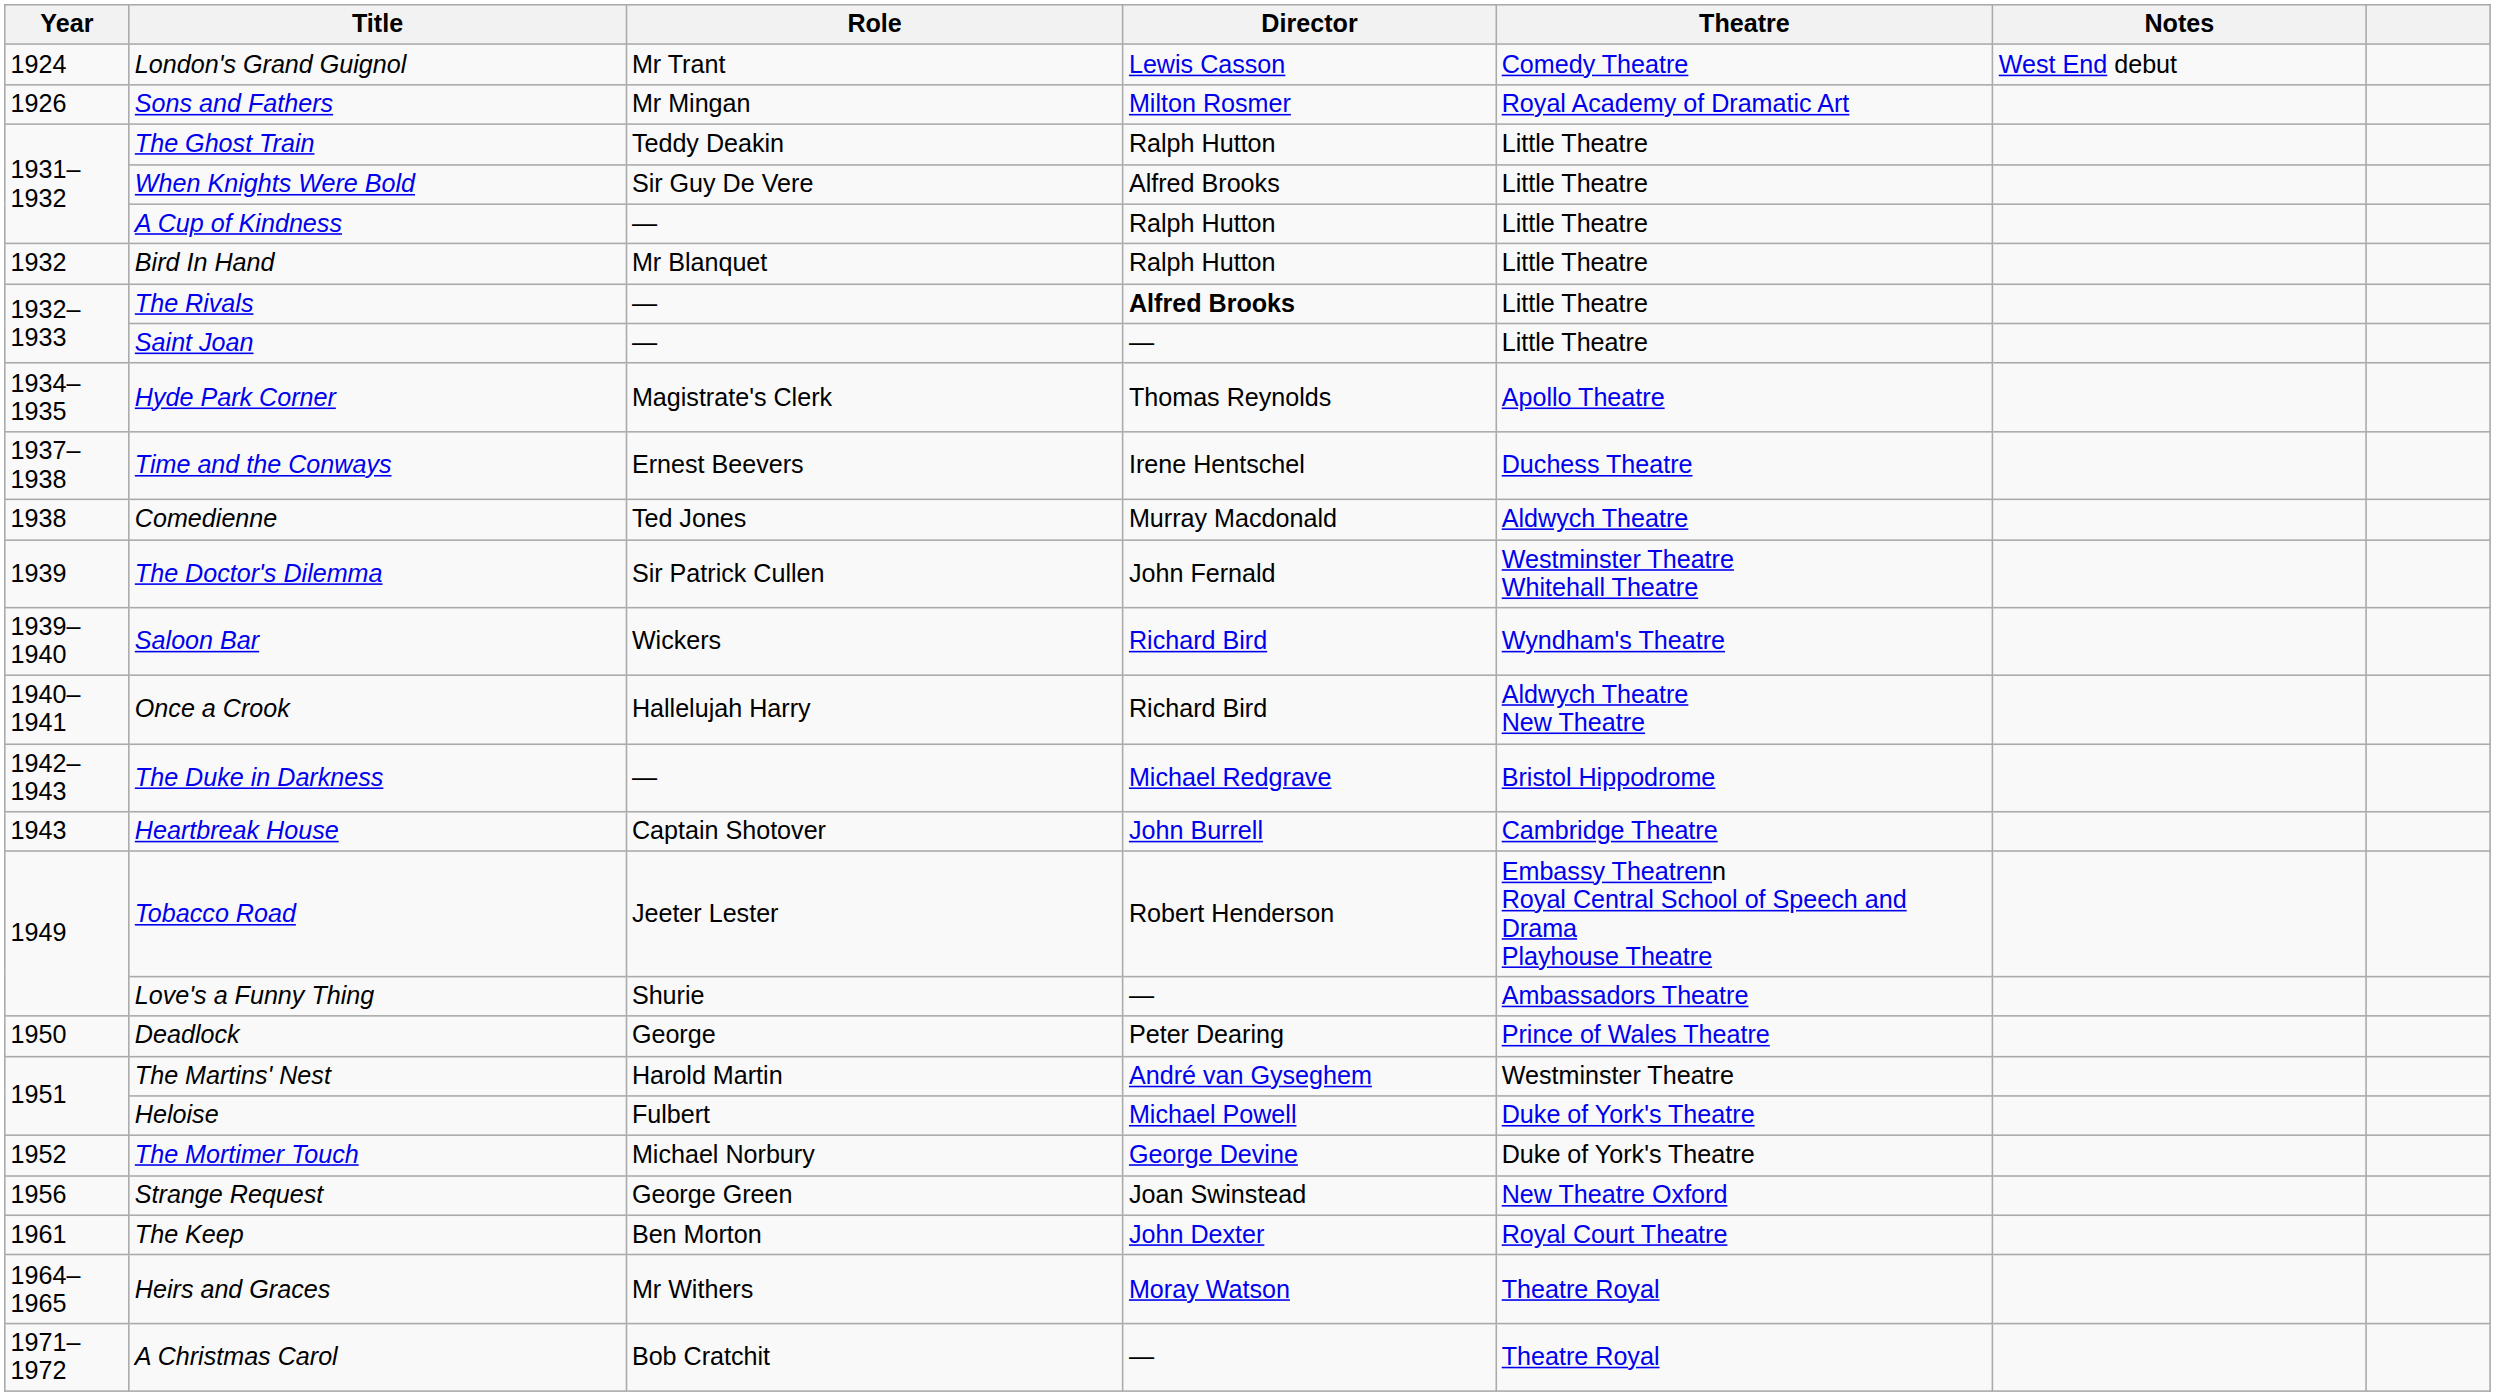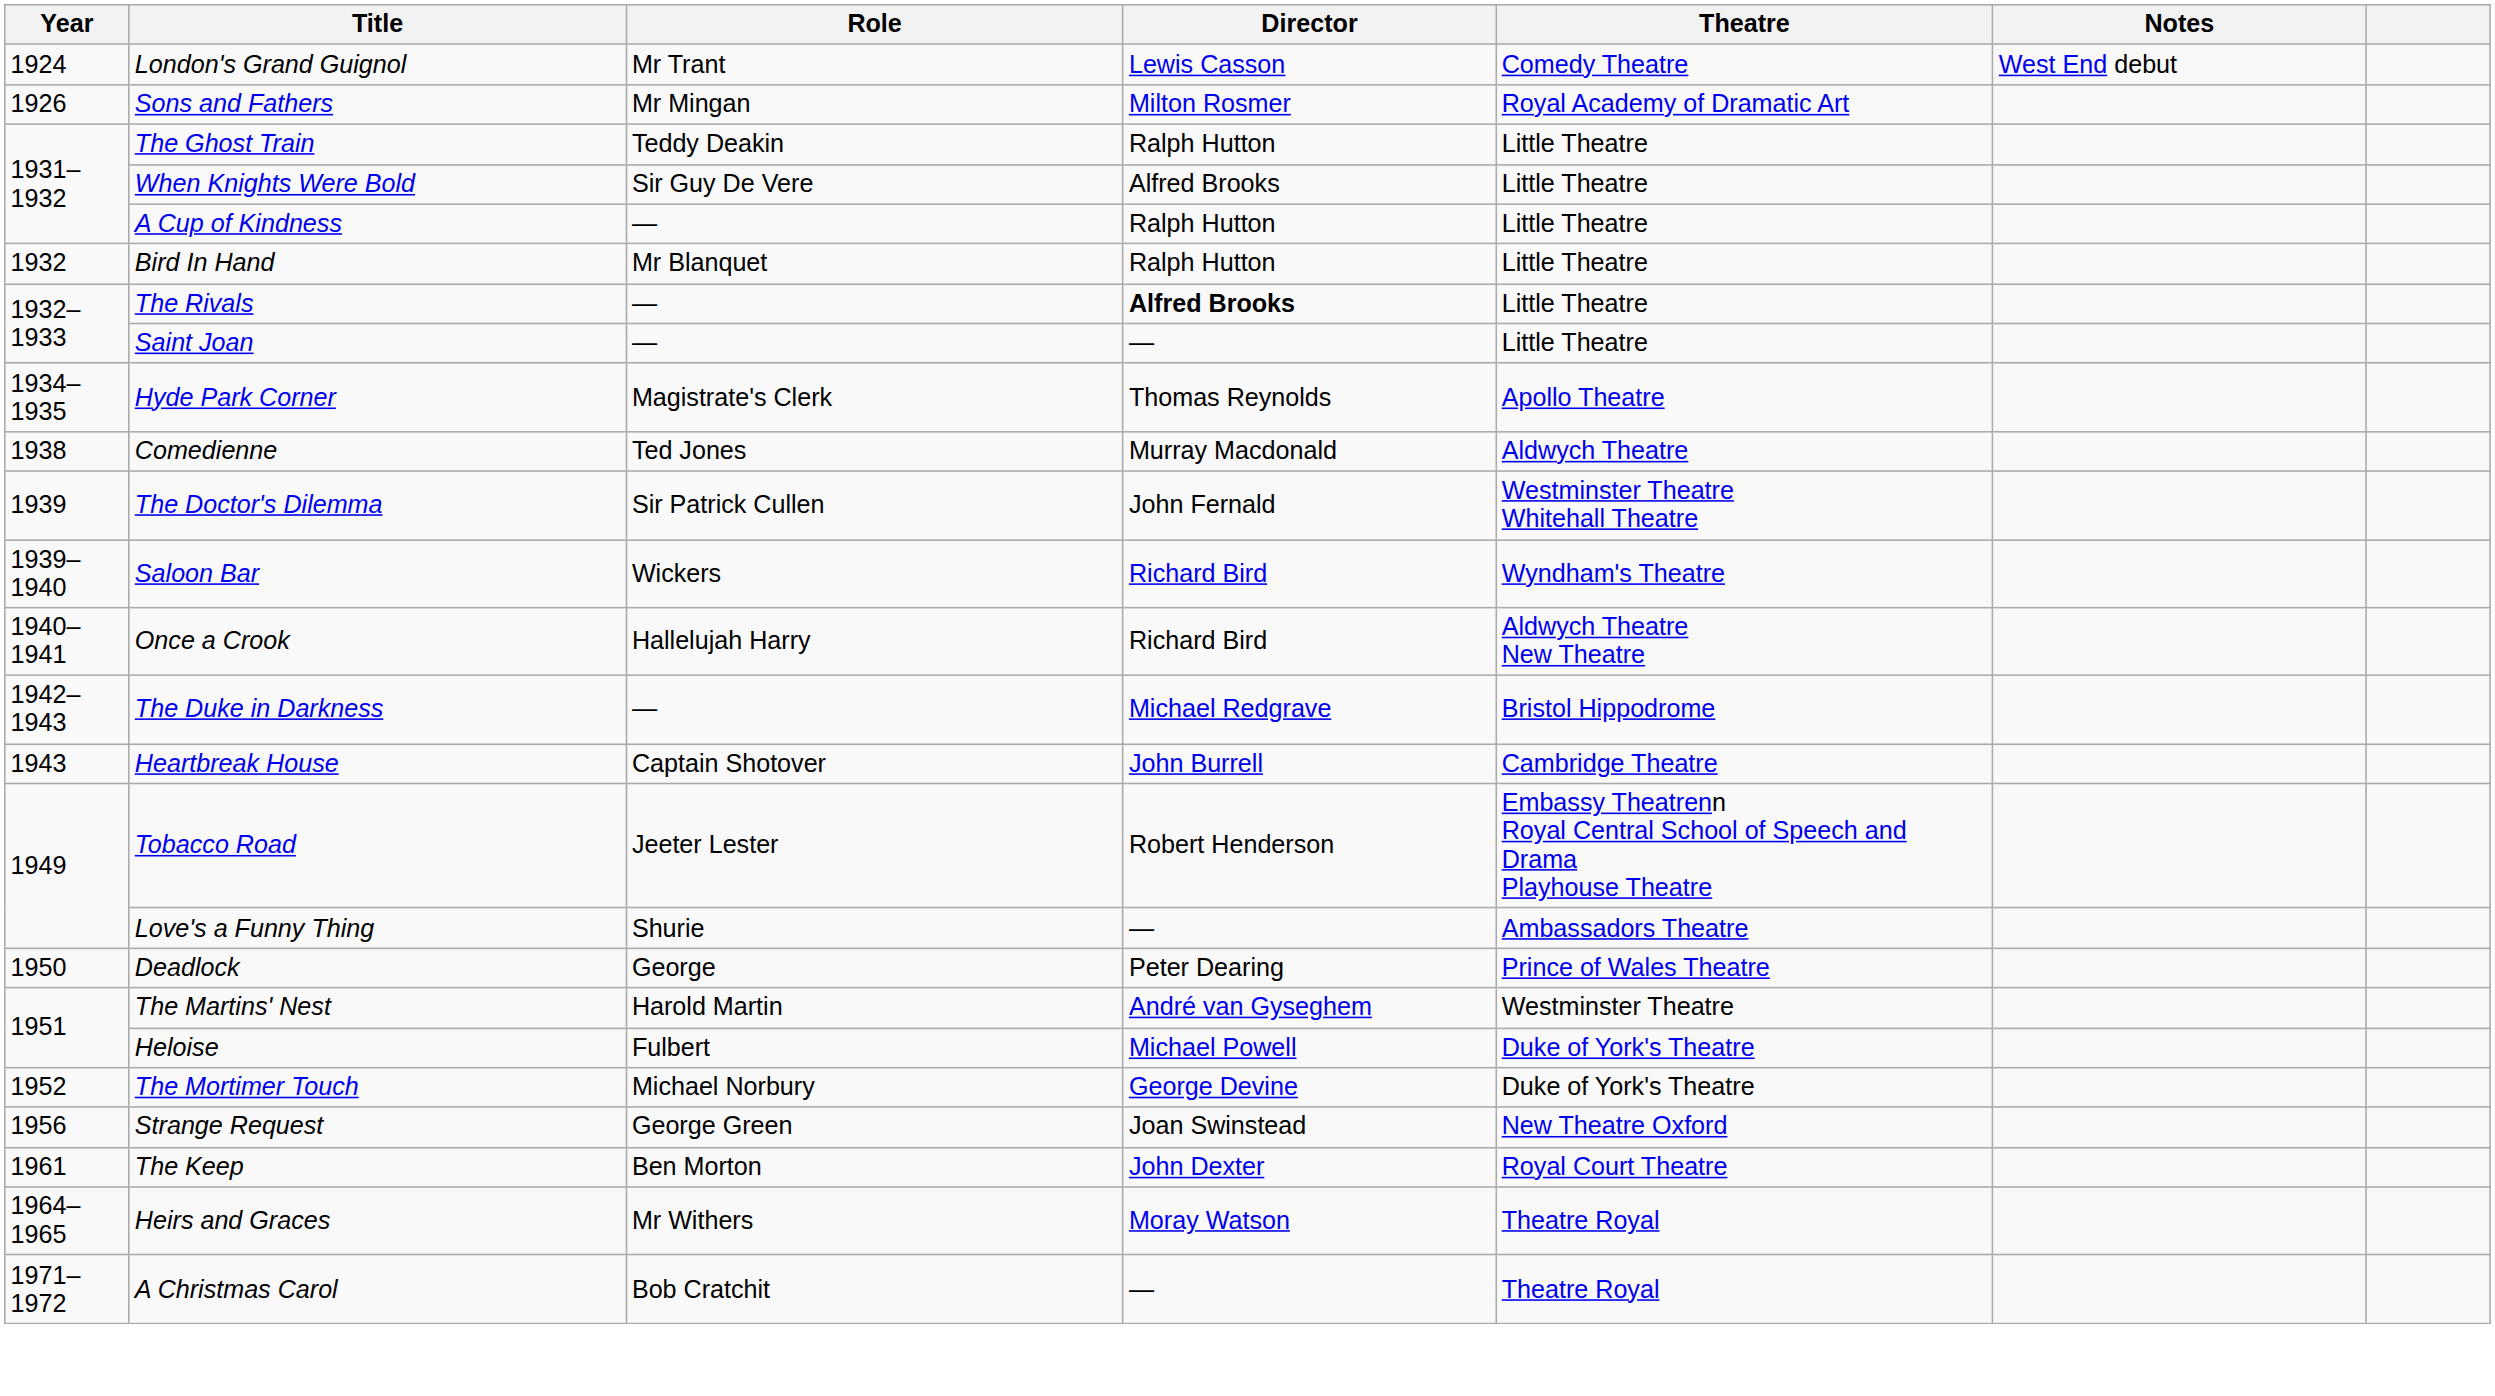- row: (263, 465)
